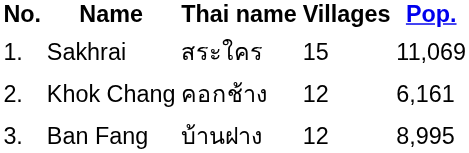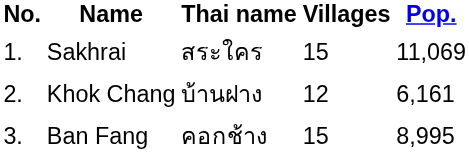(224, 94) คอกช้าง -> (222, 94) บ้านฝาง
(222, 136) บ้านฝาง -> (224, 136) คอกช้าง
(316, 136) 12 -> (316, 136) 15
